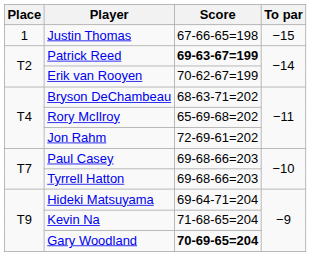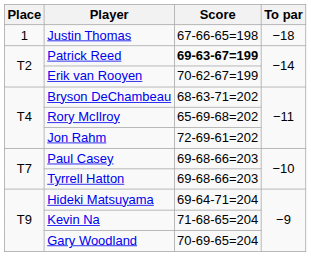(283, 35) −15 -> (283, 35) −18
(218, 240) bold -> (218, 240) normal
